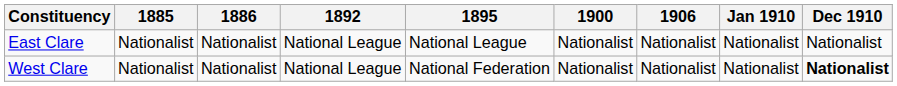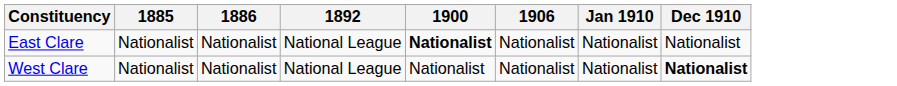- column: (480, 17)
(595, 42) normal -> (450, 42) bold
